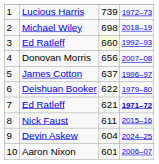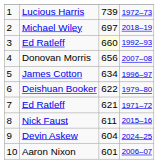(109, 27) 698 -> (109, 27) 697
(109, 74) 637 -> (109, 74) 634
(137, 105) bold -> (137, 105) normal
